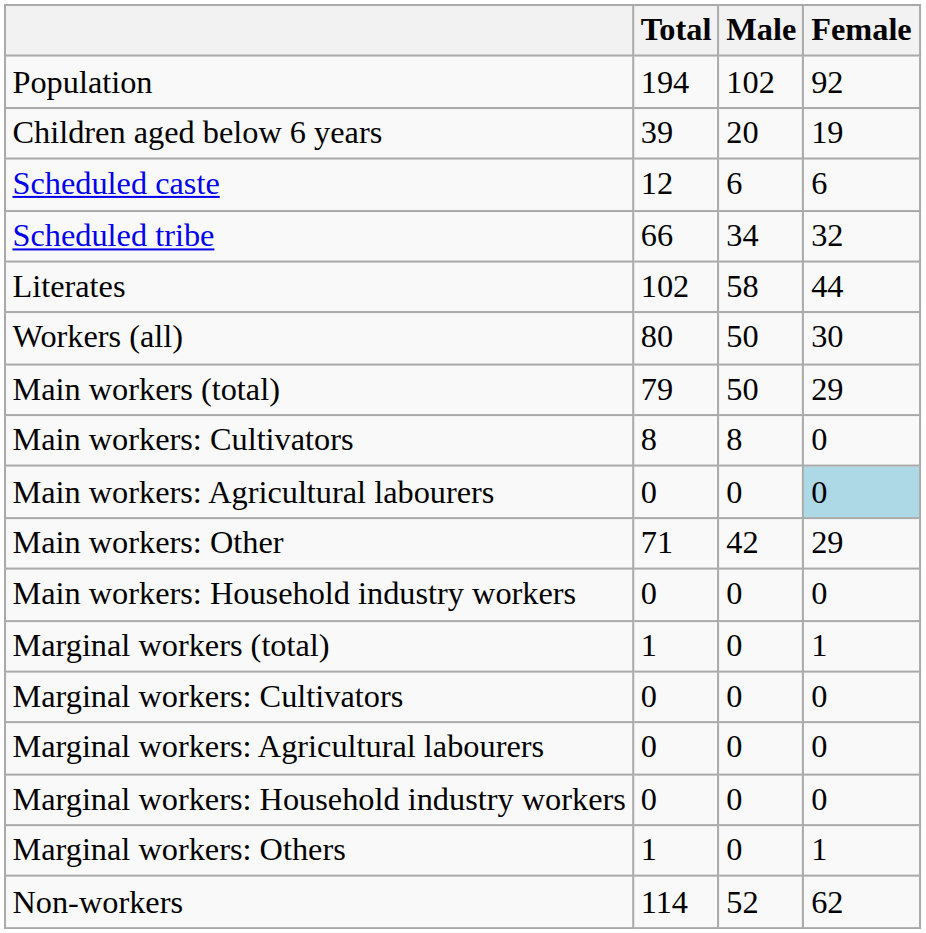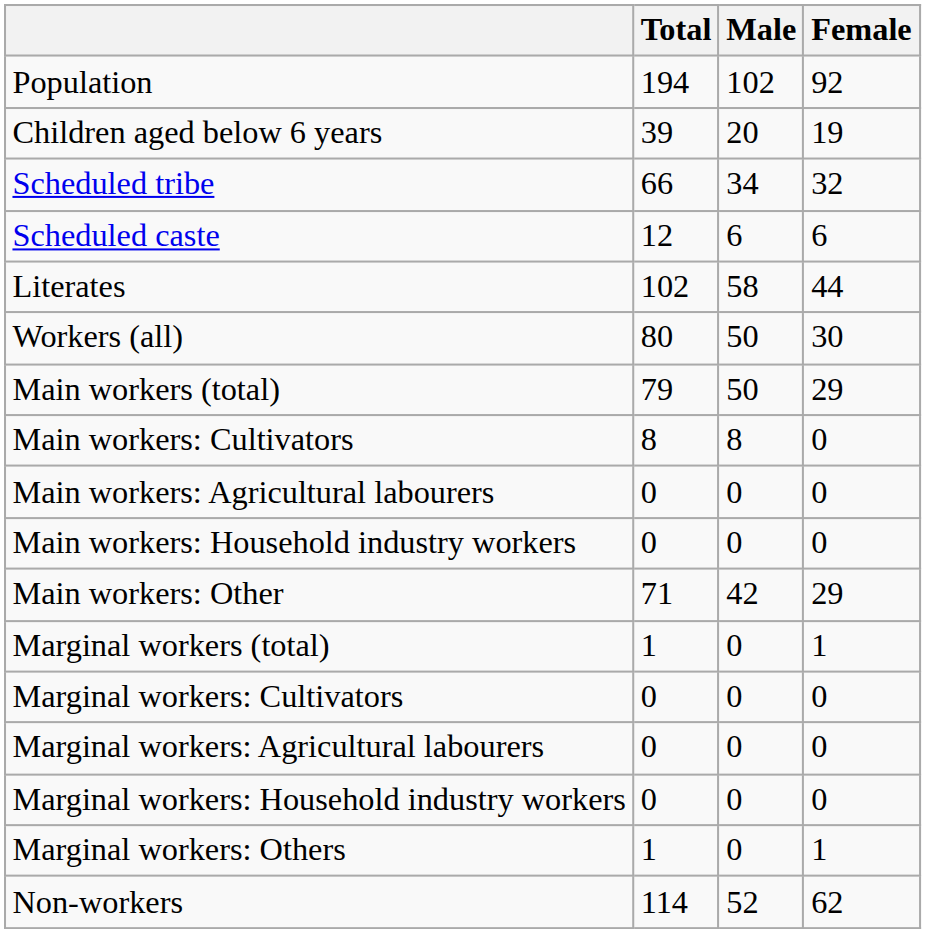rows swapped: (116, 183) <-> (113, 235)
(819, 491) lightblue background -> (819, 491) no background
rows swapped: (294, 593) <-> (148, 542)
